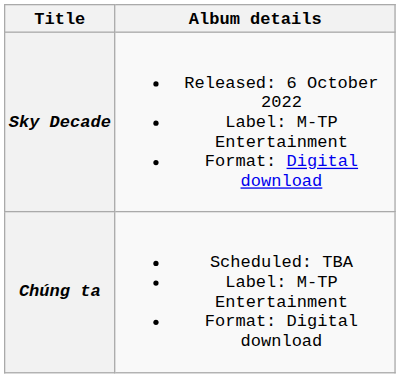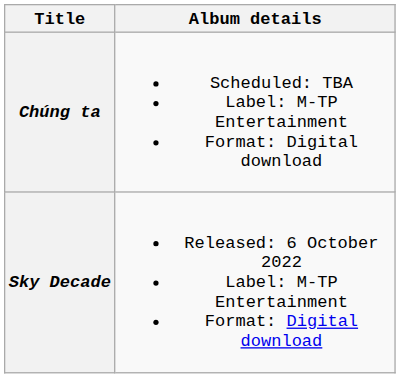rows swapped: (60, 122) <-> (60, 292)
